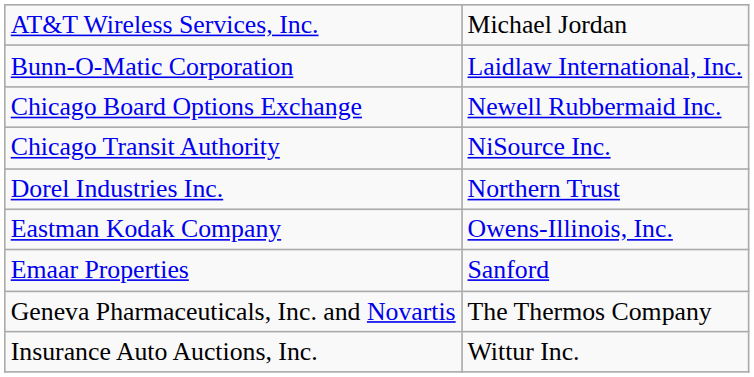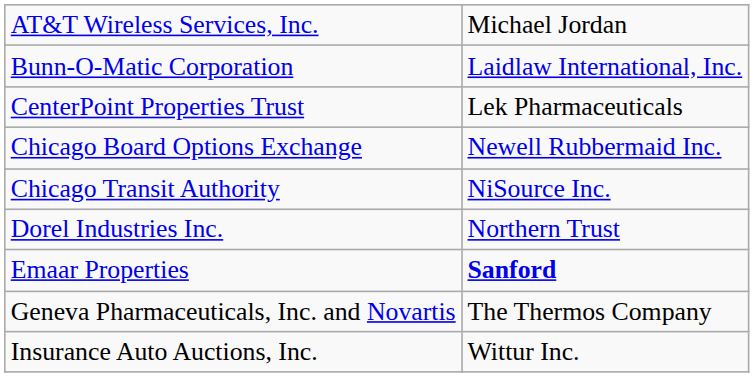+ row: (157, 106)
- row: (146, 229)
(508, 270) normal -> (512, 270) bold
